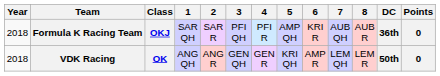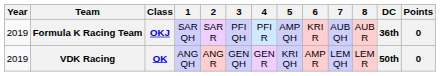(17, 32) 2018 -> (17, 32) 2019
(17, 58) 2018 -> (17, 58) 2019
